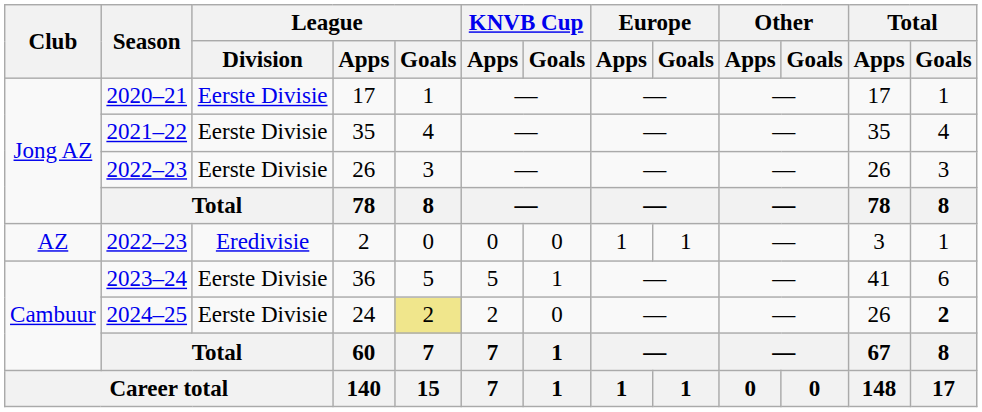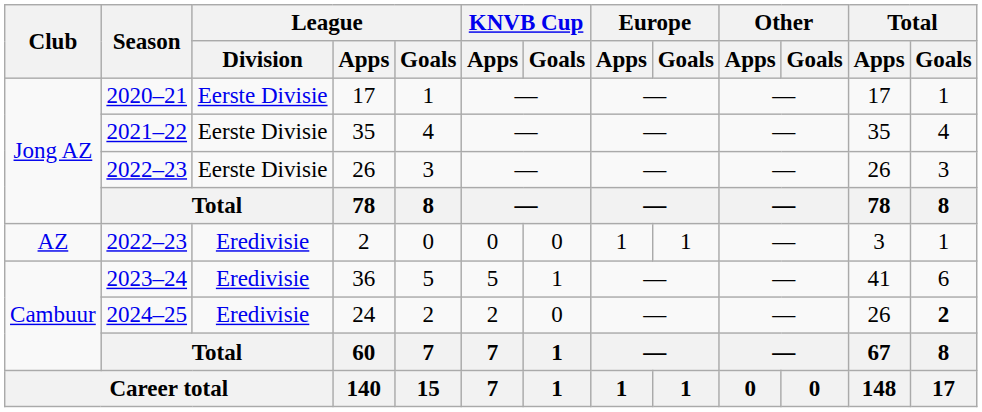(263, 278) Eerste Divisie -> (263, 278) Eredivisie
(263, 315) Eerste Divisie -> (263, 315) Eredivisie
(428, 315) khaki background -> (428, 315) no background
